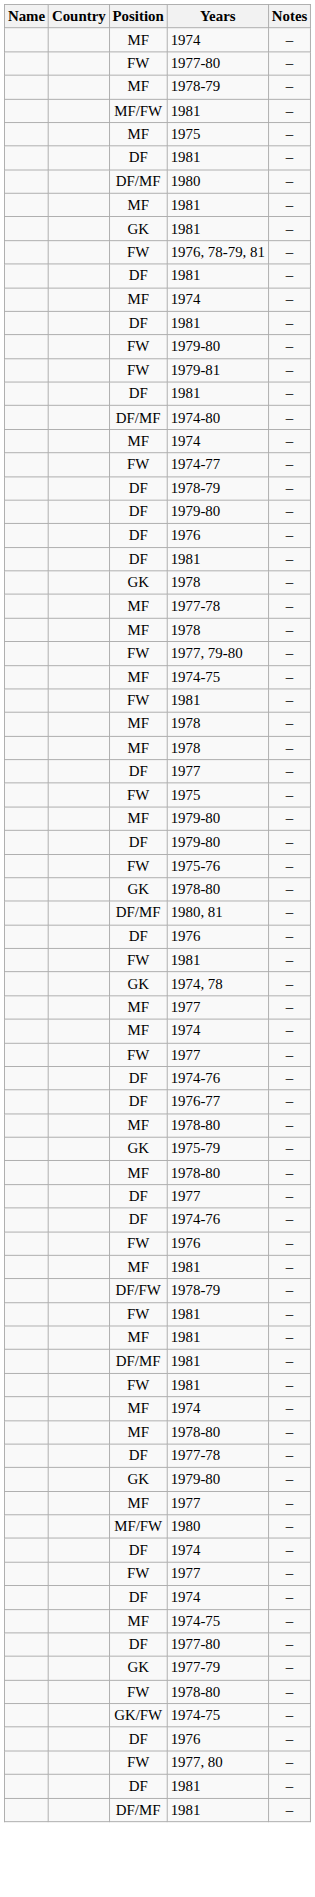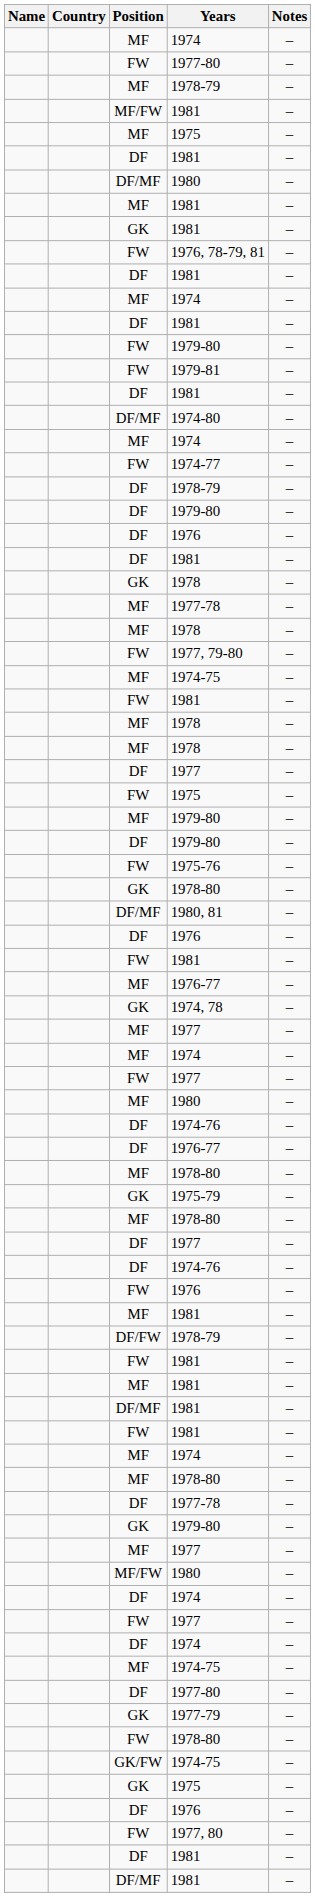+ row: (138, 983)
+ row: (138, 1101)
+ row: (138, 1786)
